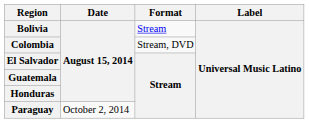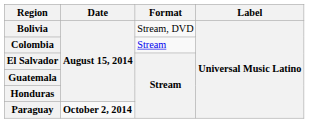(152, 28) Stream -> (165, 28) Stream, DVD
(165, 45) Stream, DVD -> (152, 45) Stream
(96, 110) normal -> (97, 110) bold
